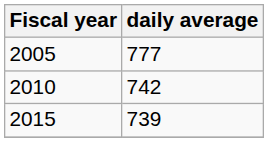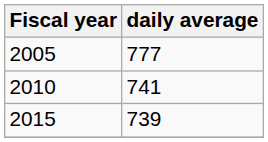(144, 86) 742 -> (144, 86) 741
